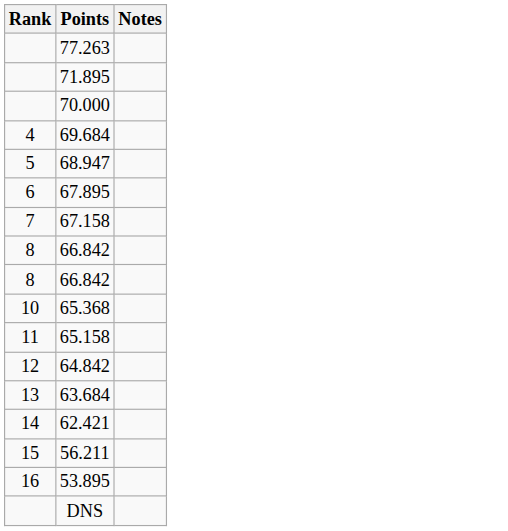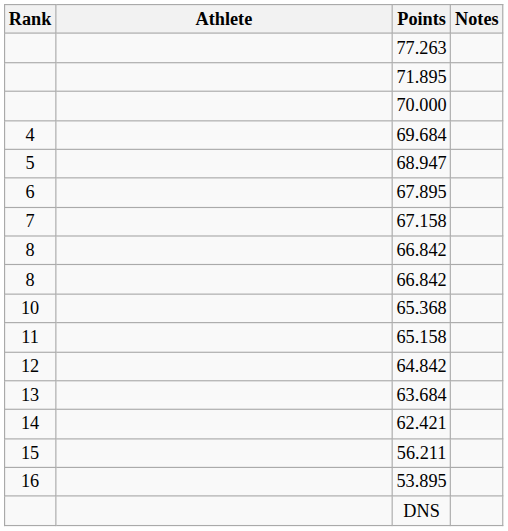+ column: (224, 18)
